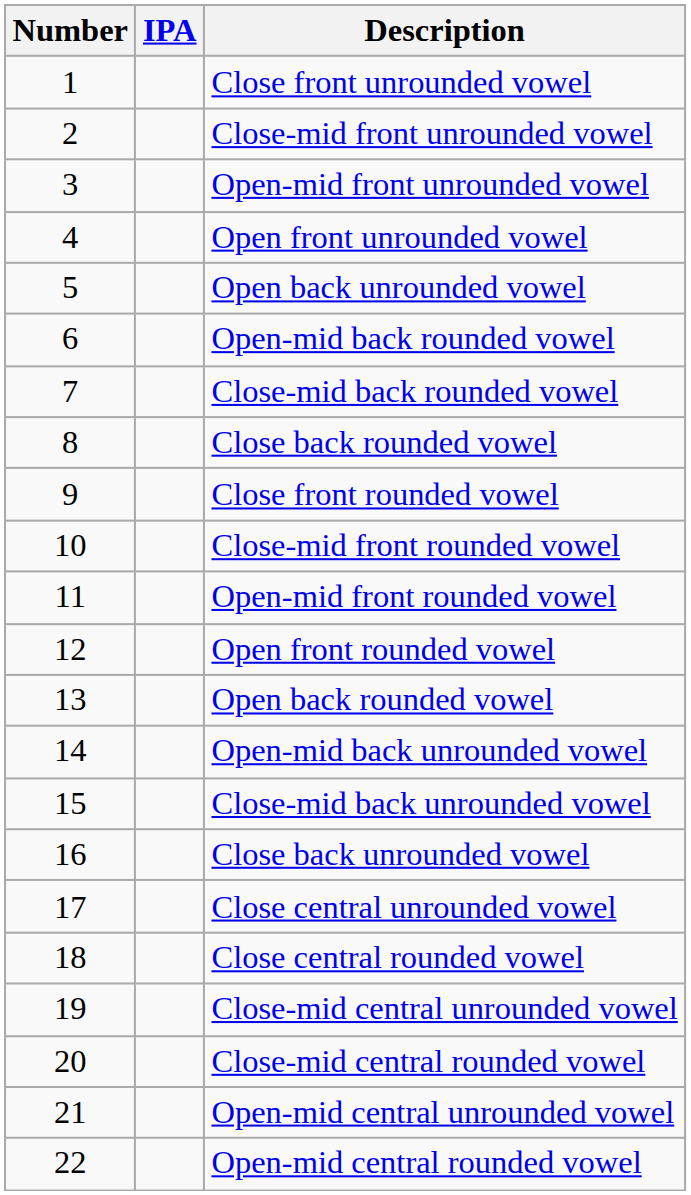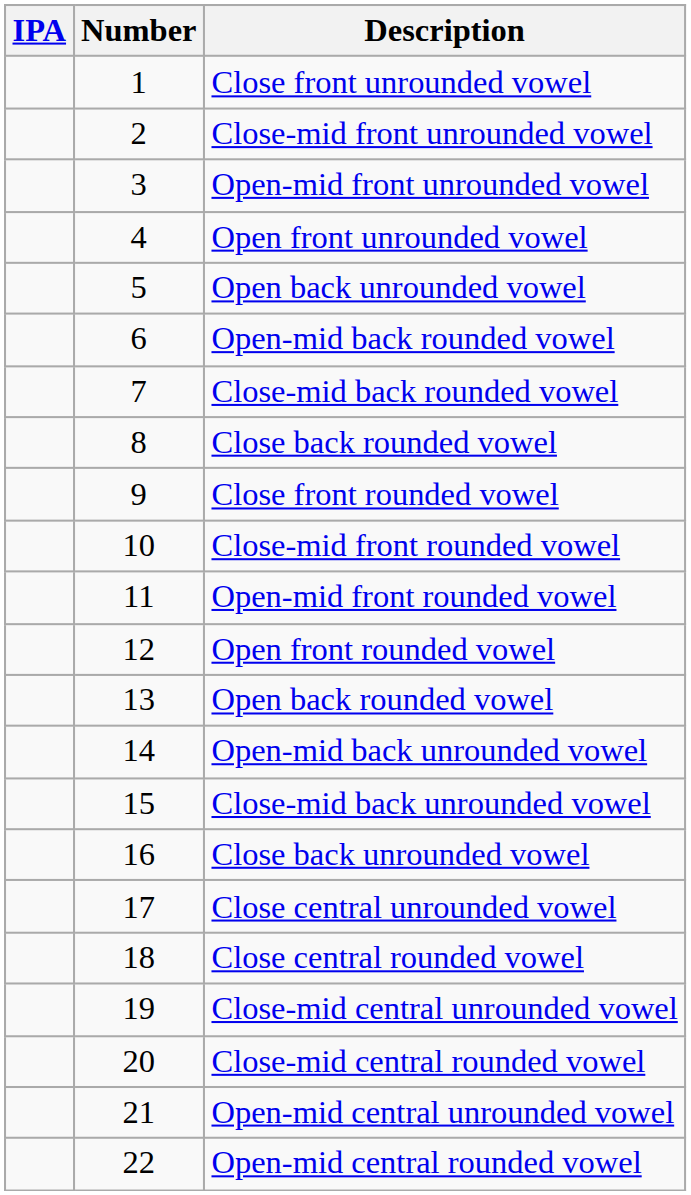columns swapped: (70, 30) <-> (170, 30)
